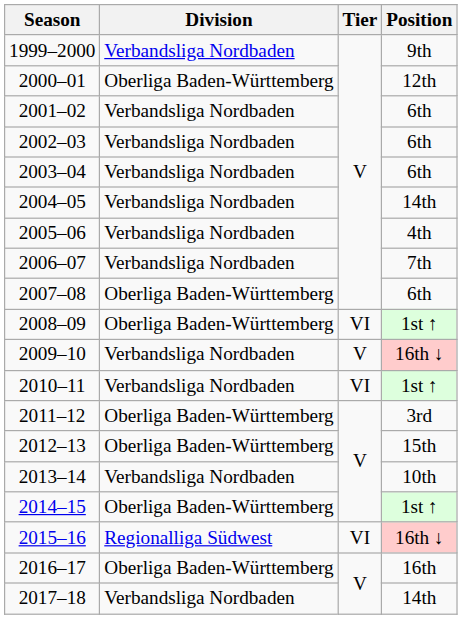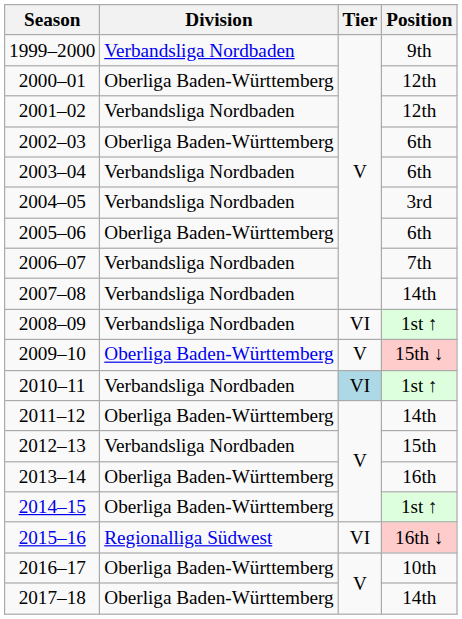(419, 111) 6th -> (419, 111) 12th
(199, 141) Verbandsliga Nordbaden -> (219, 141) Oberliga Baden-Württemberg
(419, 202) 14th -> (419, 202) 3rd
(199, 232) Verbandsliga Nordbaden -> (219, 232) Oberliga Baden-Württemberg
(419, 232) 4th -> (419, 232) 6th
(219, 293) Oberliga Baden-Württemberg -> (199, 293) Verbandsliga Nordbaden
(419, 293) 6th -> (419, 293) 14th
(219, 324) Oberliga Baden-Württemberg -> (199, 324) Verbandsliga Nordbaden
(199, 354) Verbandsliga Nordbaden -> (219, 354) Oberliga Baden-Württemberg
(419, 354) 16th ↓ -> (419, 354) 15th ↓
(360, 385) no background -> (360, 385) lightblue background
(419, 415) 3rd -> (419, 415) 14th
(219, 446) Oberliga Baden-Württemberg -> (199, 446) Verbandsliga Nordbaden
(199, 476) Verbandsliga Nordbaden -> (219, 476) Oberliga Baden-Württemberg
(419, 476) 10th -> (419, 476) 16th
(419, 567) 16th -> (419, 567) 10th
(199, 598) Verbandsliga Nordbaden -> (219, 598) Oberliga Baden-Württemberg
